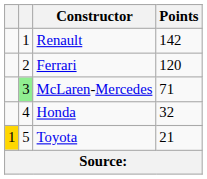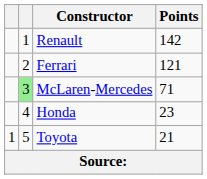(170, 64) 120 -> (170, 64) 121
(167, 113) 32 -> (167, 113) 23
(12, 137) gold background -> (12, 137) no background
